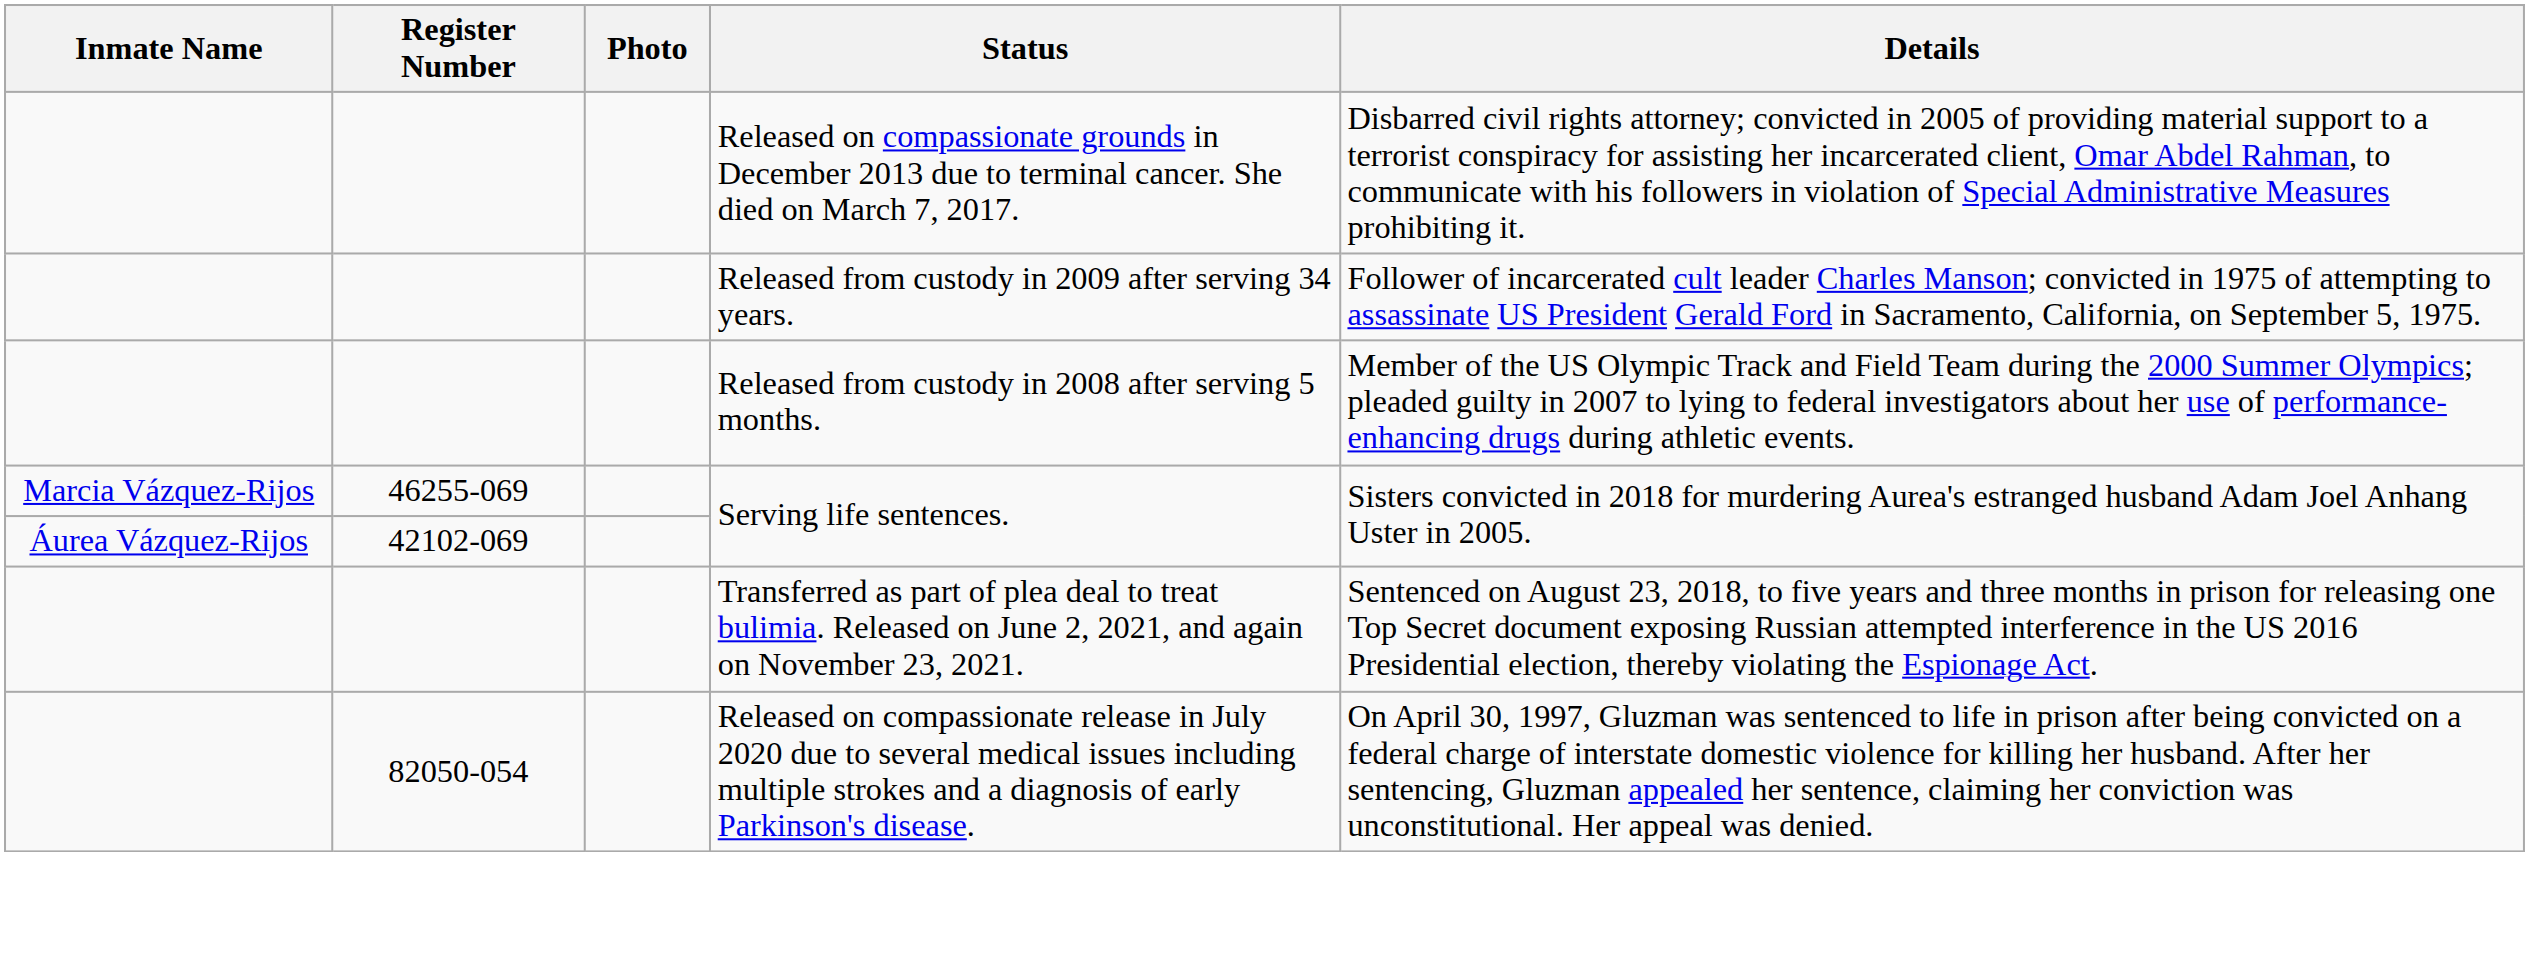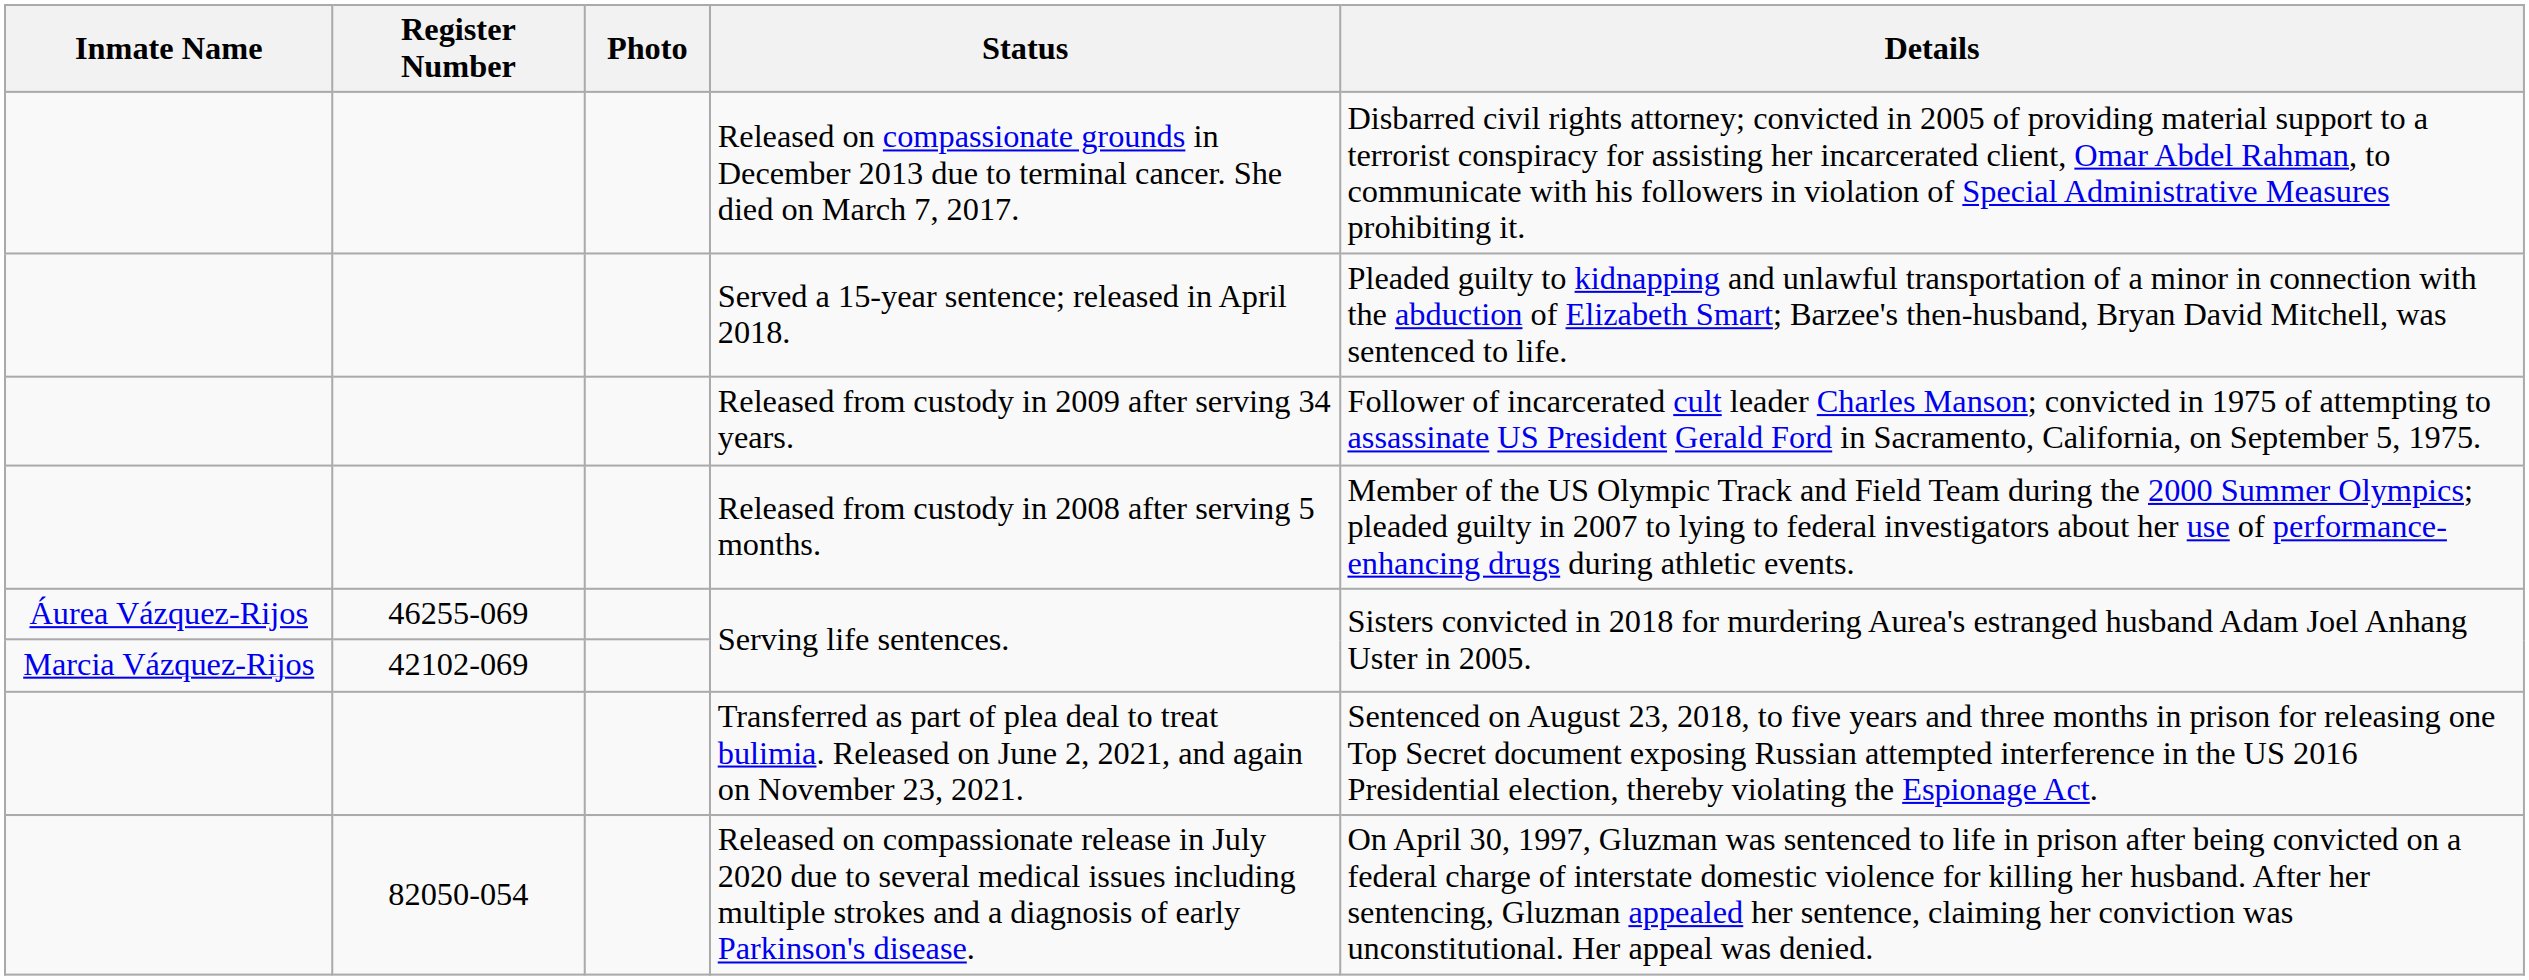+ row: (458, 315)
(169, 489) Marcia Vázquez-Rijos -> (169, 613) Áurea Vázquez-Rijos
(169, 540) Áurea Vázquez-Rijos -> (169, 664) Marcia Vázquez-Rijos
